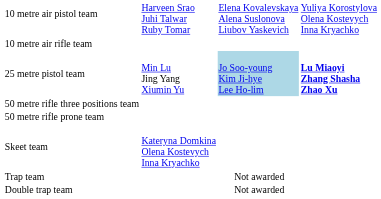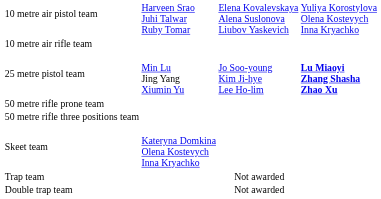(245, 79) lightblue background -> (245, 79) no background
rows swapped: (72, 103) <-> (54, 117)
